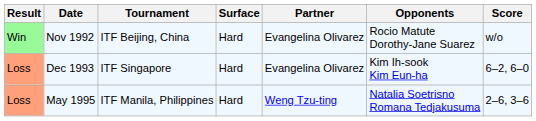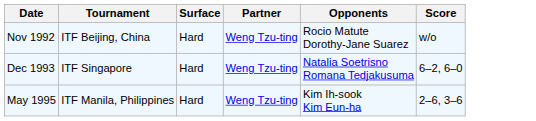- column: (24, 13)
(315, 37) Evangelina Olivarez -> (262, 37) Weng Tzu-ting
(315, 68) Evangelina Olivarez -> (262, 68) Weng Tzu-ting
(399, 68) Kim Ih-sook Kim Eun-ha -> (358, 68) Natalia Soetrisno Romana Tedjakusuma
(425, 99) Natalia Soetrisno Romana Tedjakusuma -> (332, 99) Kim Ih-sook Kim Eun-ha
